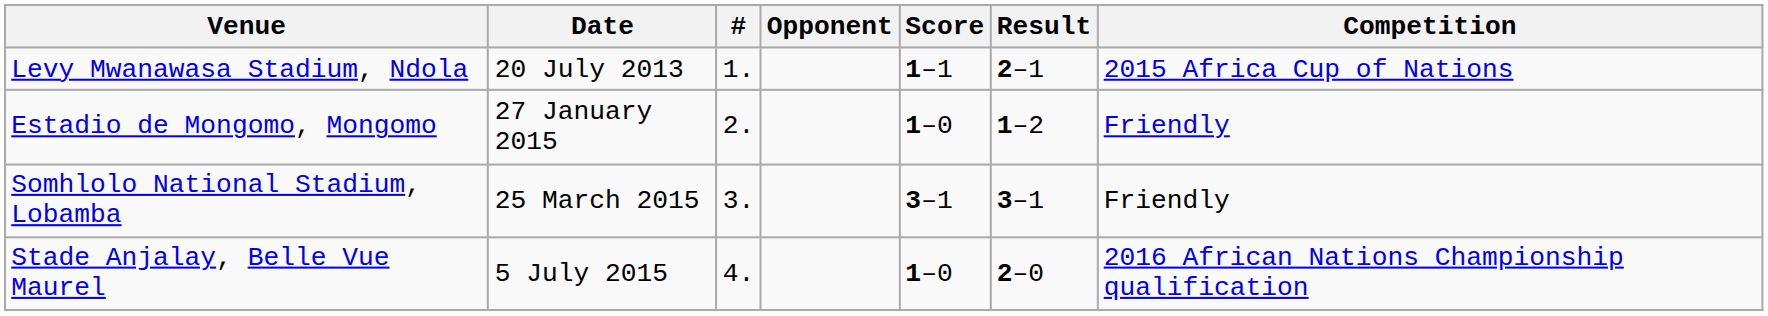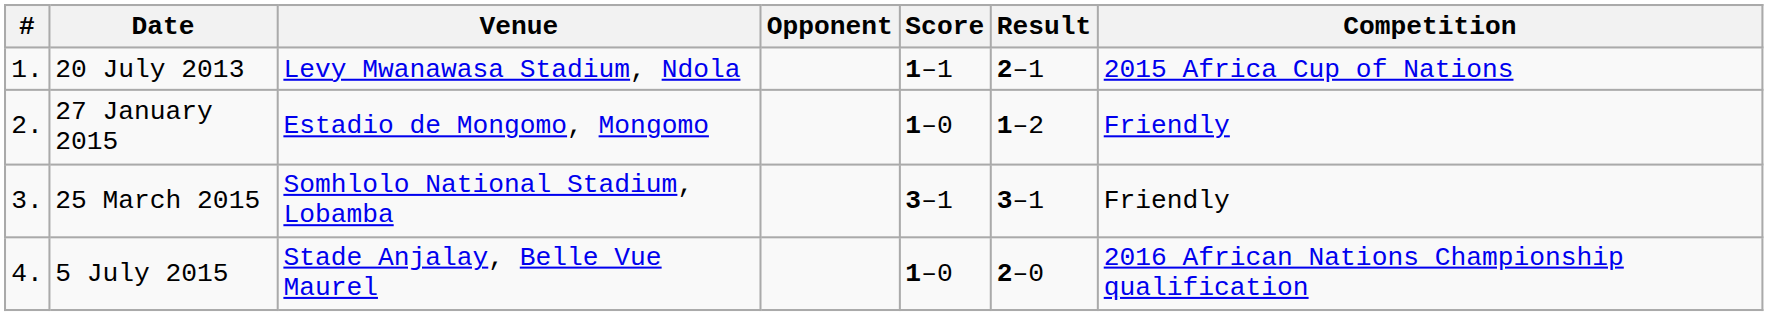columns swapped: (738, 26) <-> (247, 26)
